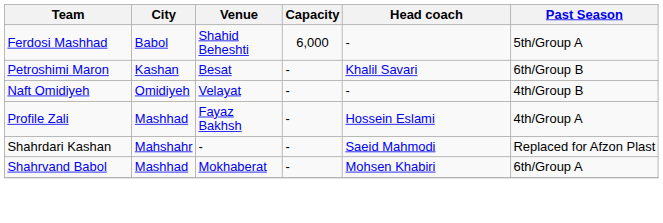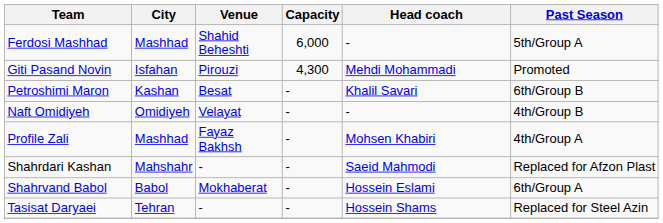(151, 42) Babol -> (162, 42) Mashhad
+ row: (59, 70)
(390, 118) Hossein Eslami -> (390, 139) Mohsen Khabiri
(162, 167) Mashhad -> (151, 187) Babol
(390, 167) Mohsen Khabiri -> (390, 187) Hossein Eslami
+ row: (52, 208)
